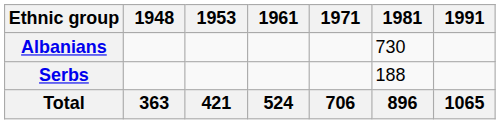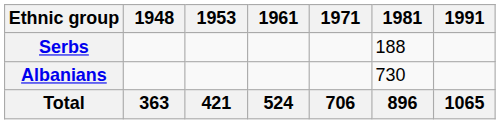rows swapped: (64, 47) <-> (64, 75)
